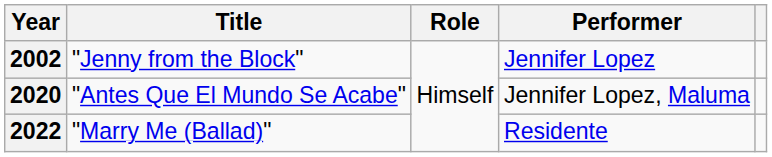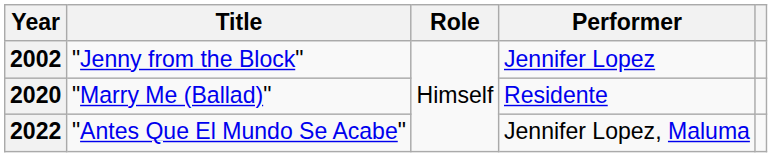(239, 95) "Antes Que El Mundo Se Acabe" -> (172, 95) "Marry Me (Ballad)"
(627, 95) Jennifer Lopez, Maluma -> (556, 95) Residente
(172, 132) "Marry Me (Ballad)" -> (239, 132) "Antes Que El Mundo Se Acabe"
(556, 132) Residente -> (627, 132) Jennifer Lopez, Maluma
